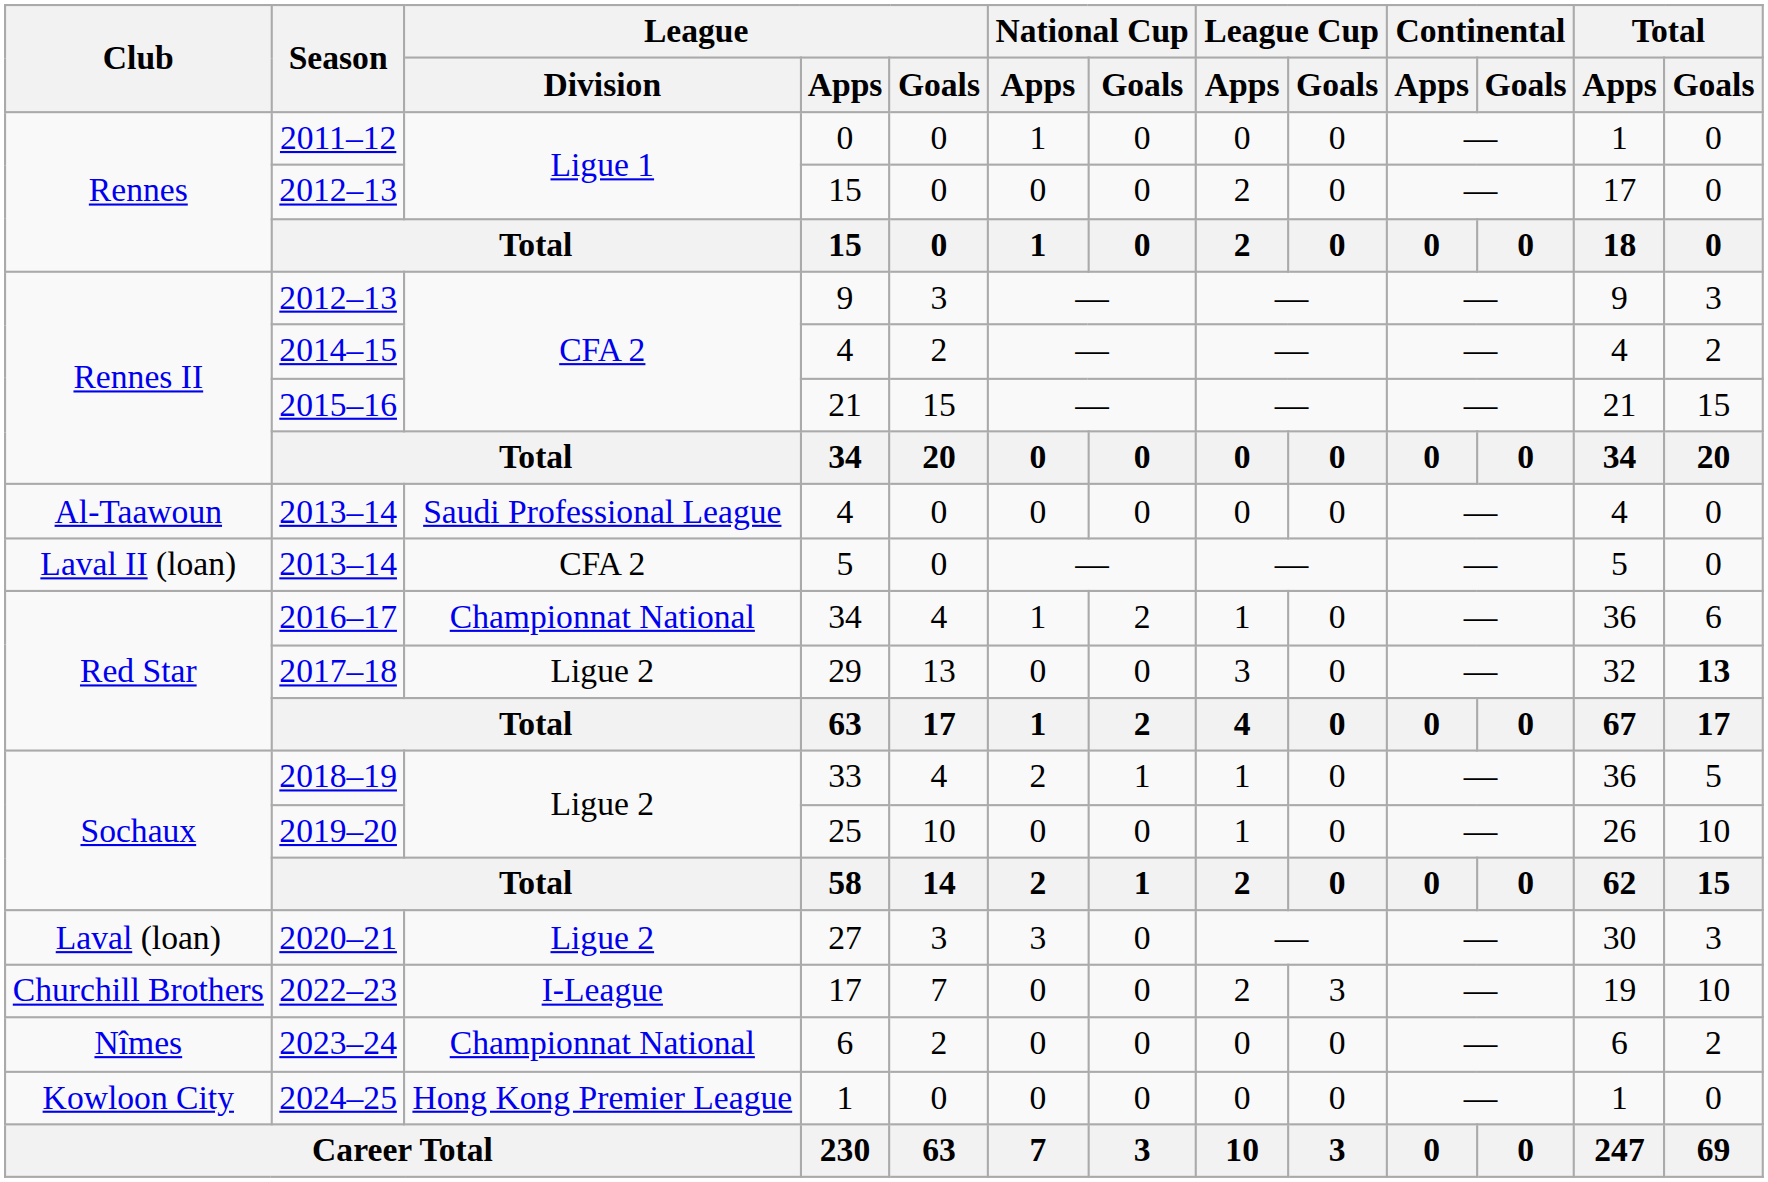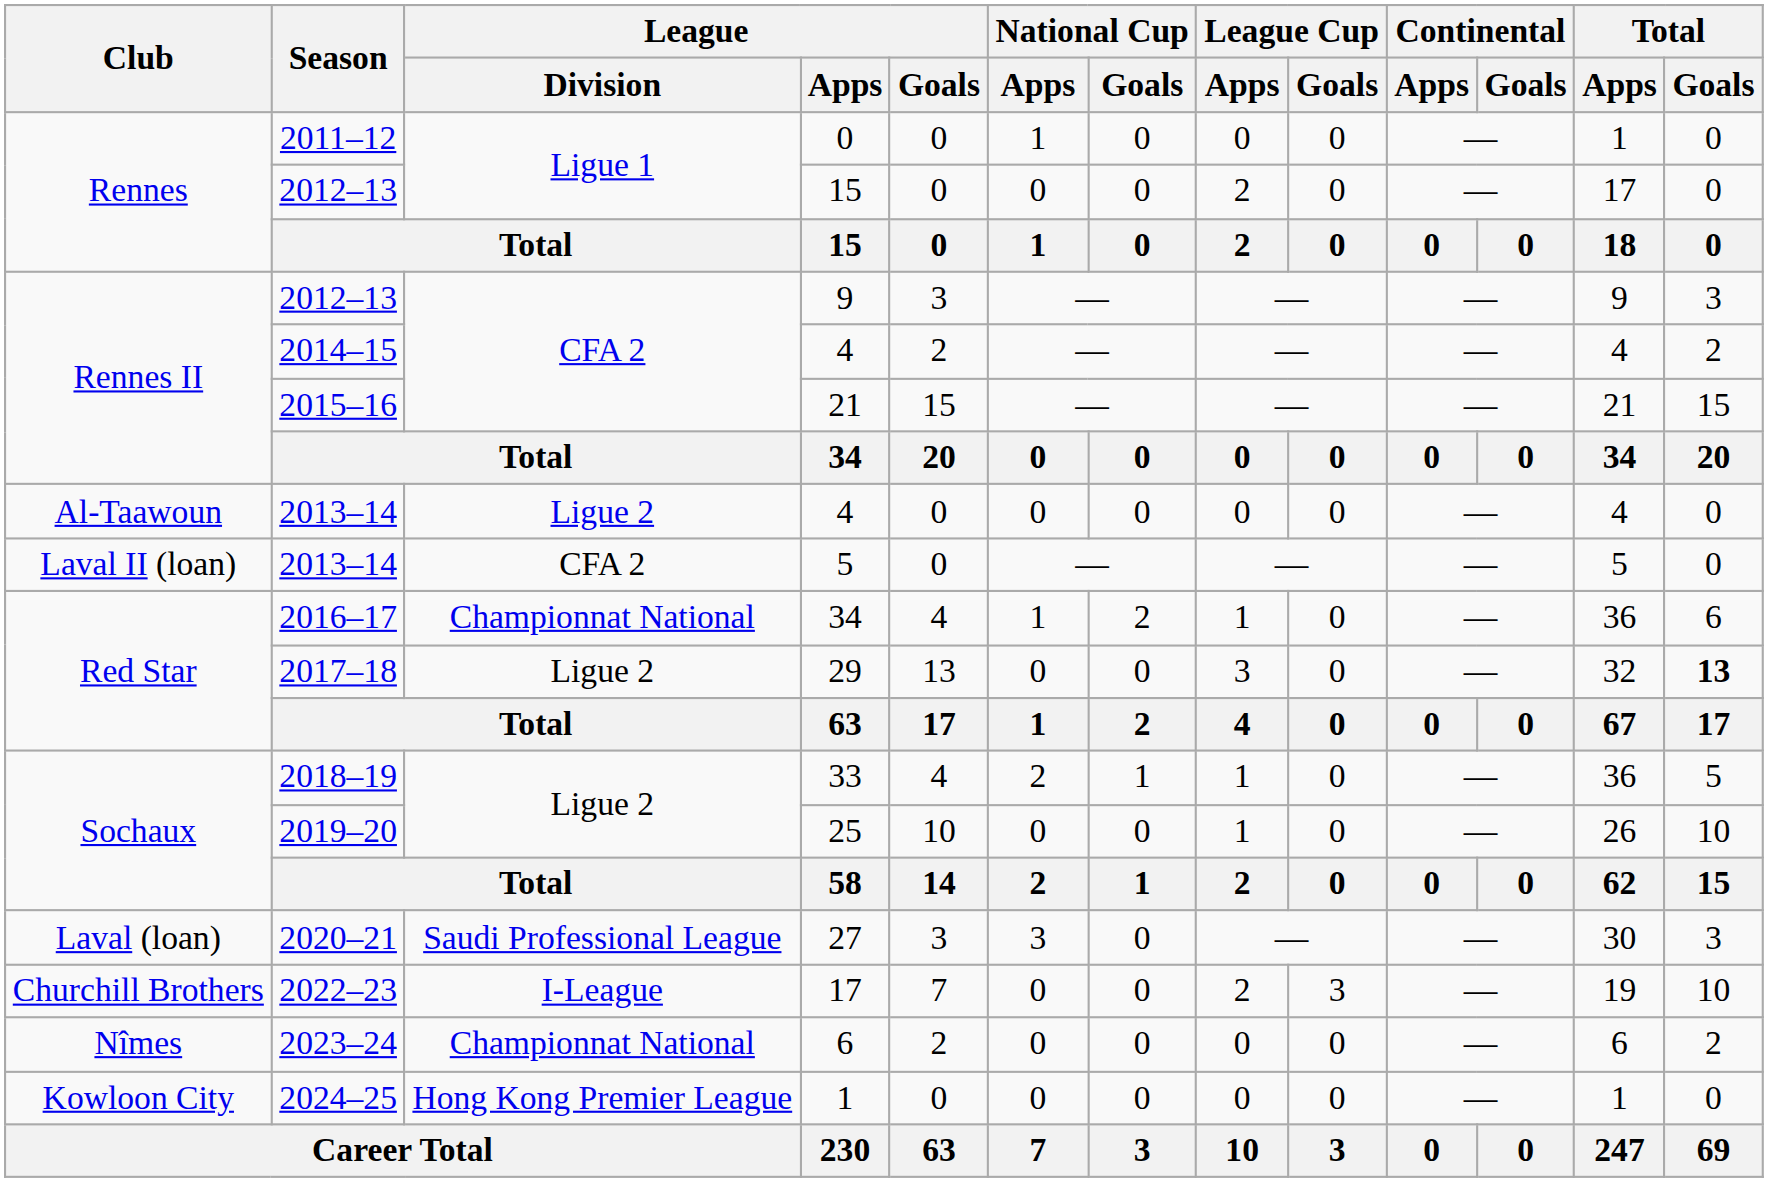(602, 510) Saudi Professional League -> (602, 510) Ligue 2
(602, 937) Ligue 2 -> (602, 937) Saudi Professional League
